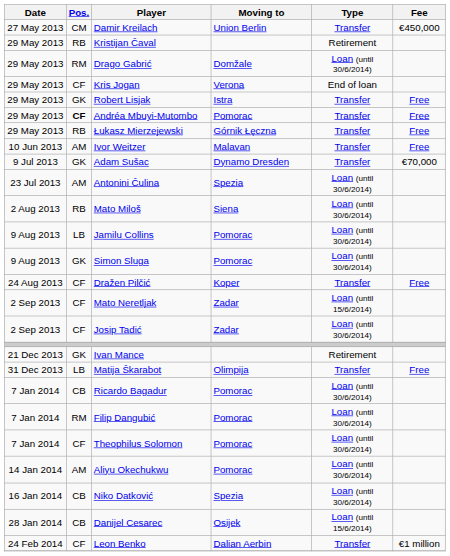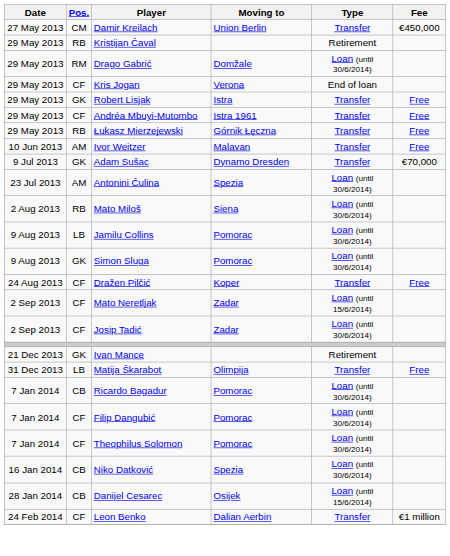(79, 115) bold -> (79, 115) normal
(233, 115) Pomorac -> (235, 115) Istra 1961
(79, 417) RM -> (79, 417) CF
- row: (35, 470)
